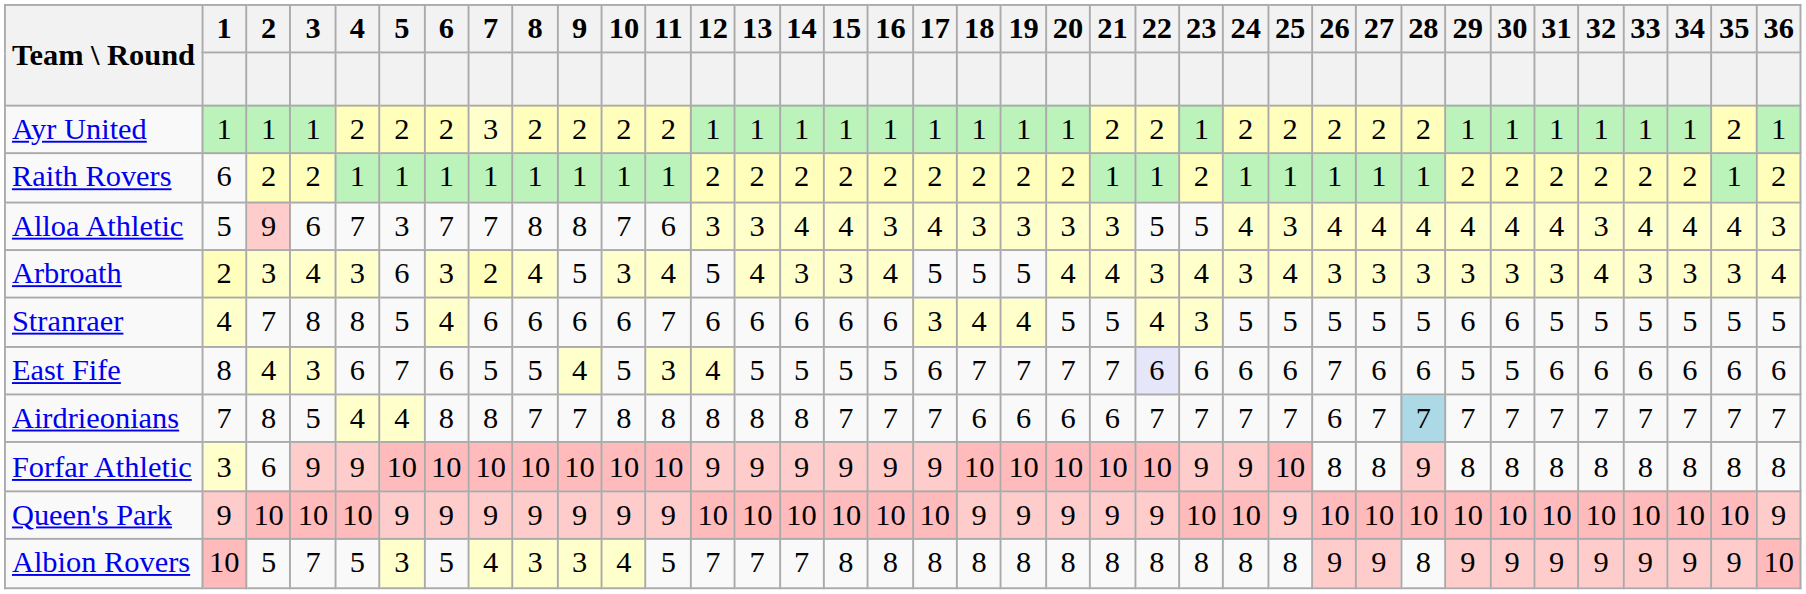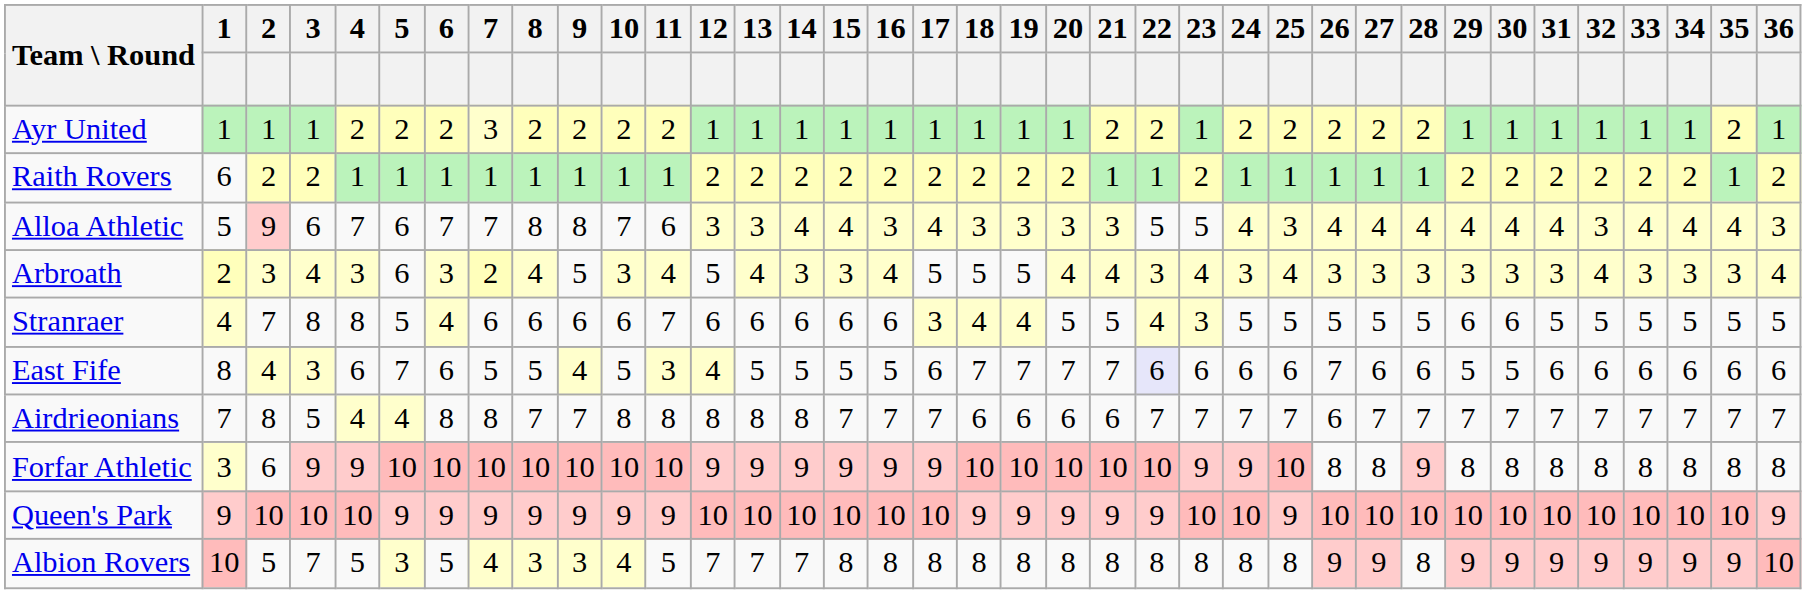(402, 225) 3 -> (402, 225) 6
(1423, 418) lightblue background -> (1423, 418) no background
